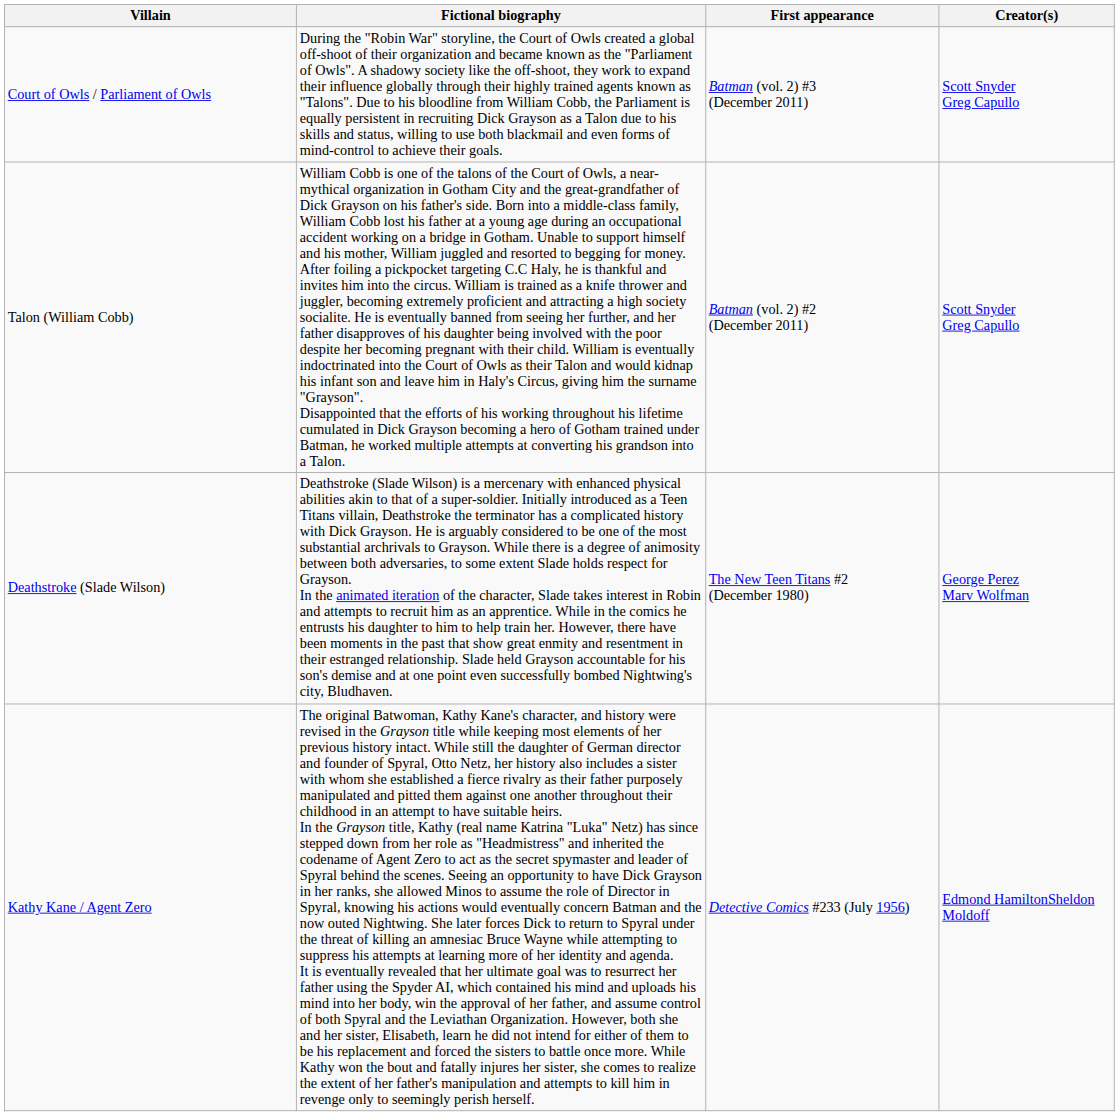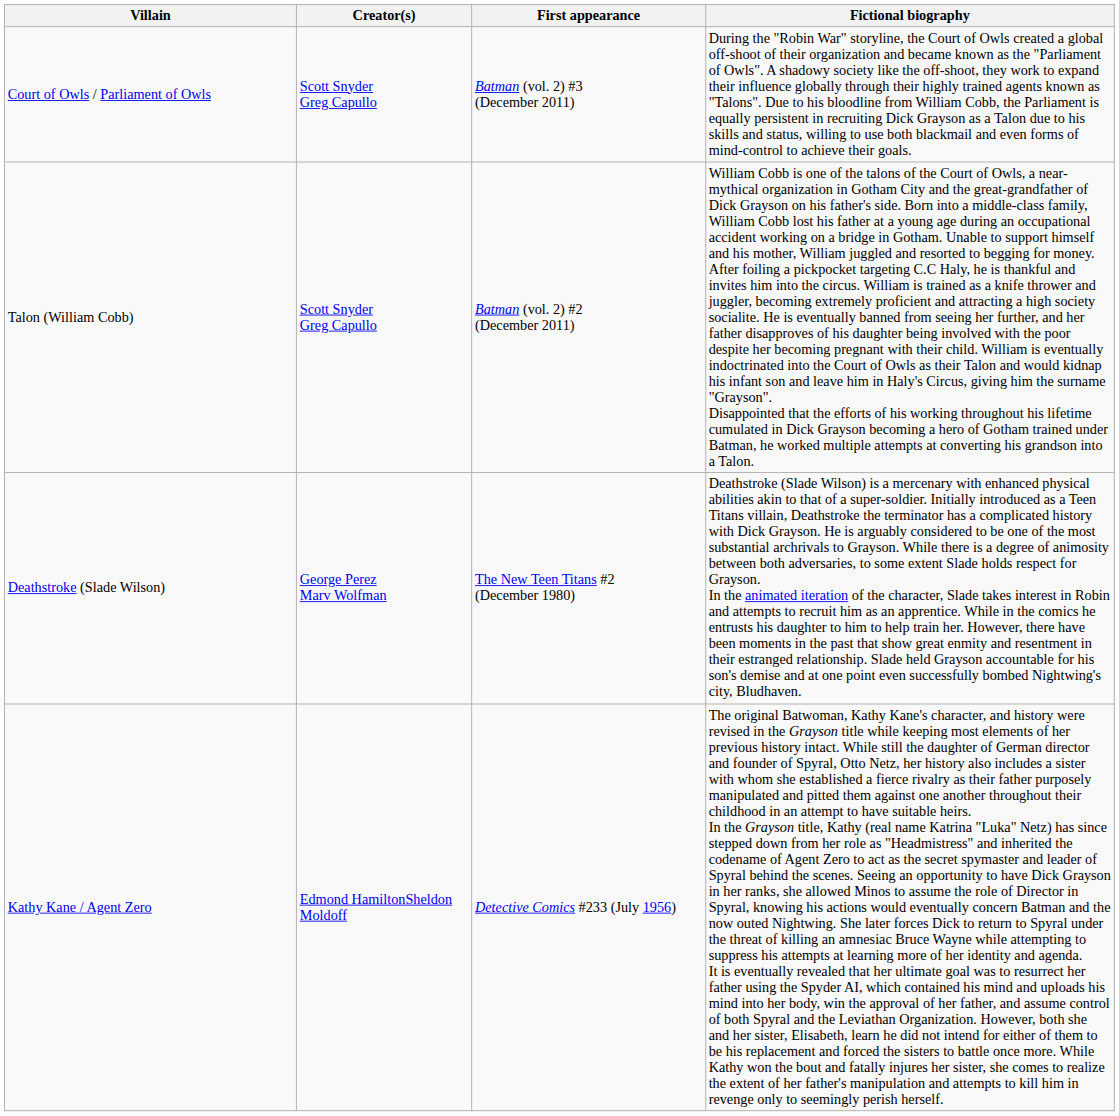columns swapped: (1027, 15) <-> (501, 15)
